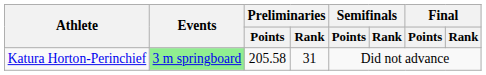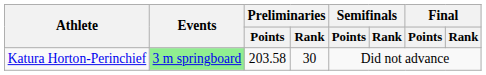(267, 59) 205.58 -> (267, 59) 203.58
(310, 59) 31 -> (310, 59) 30
